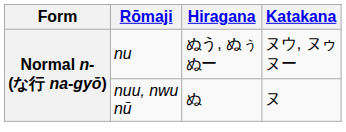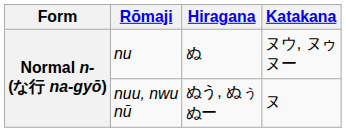(222, 53) ぬう, ぬぅ ぬー -> (194, 53) ぬ
(194, 99) ぬ -> (222, 102) ぬう, ぬぅ ぬー
